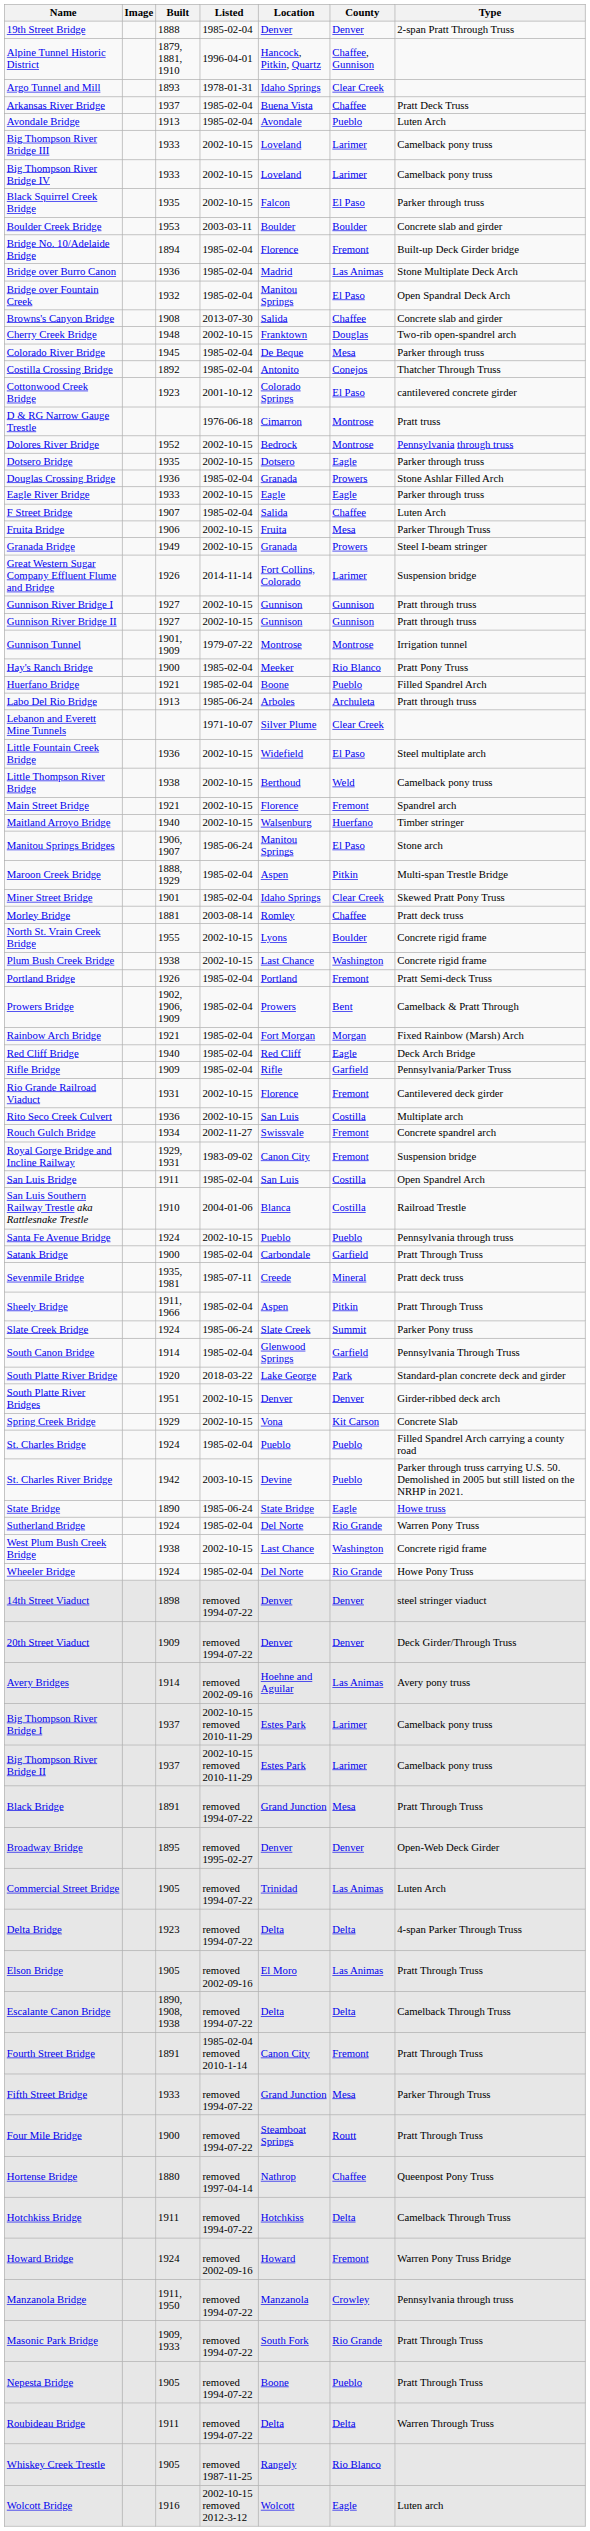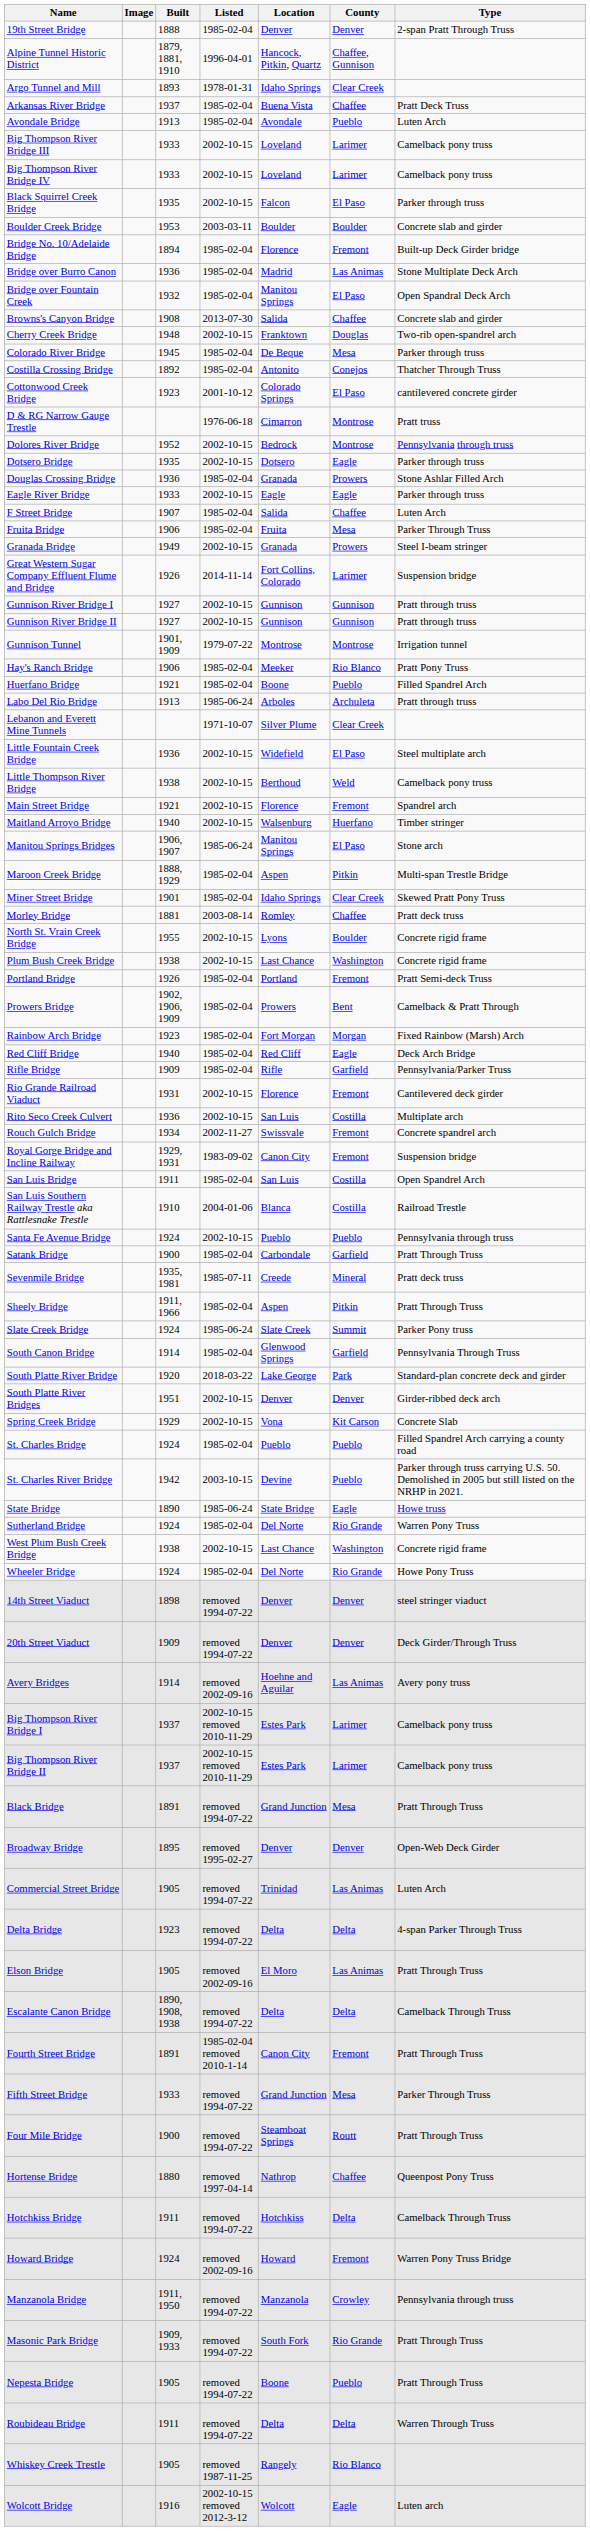(227, 529) 2002-10-15 -> (227, 529) 1985-02-04
(169, 667) 1900 -> (169, 667) 1906
(169, 1036) 1921 -> (169, 1036) 1923
